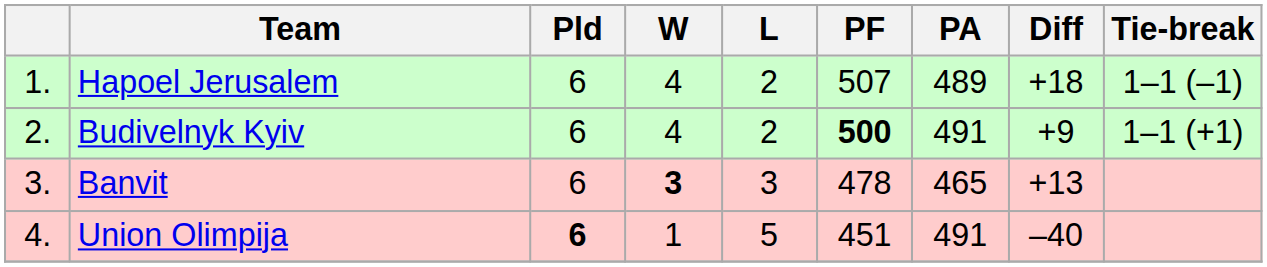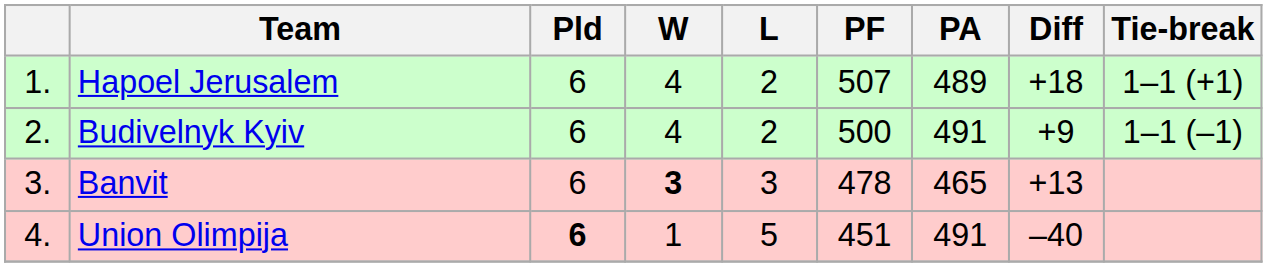(1183, 81) 1–1 (–1) -> (1183, 81) 1–1 (+1)
(865, 132) bold -> (865, 132) normal
(1183, 132) 1–1 (+1) -> (1183, 132) 1–1 (–1)
